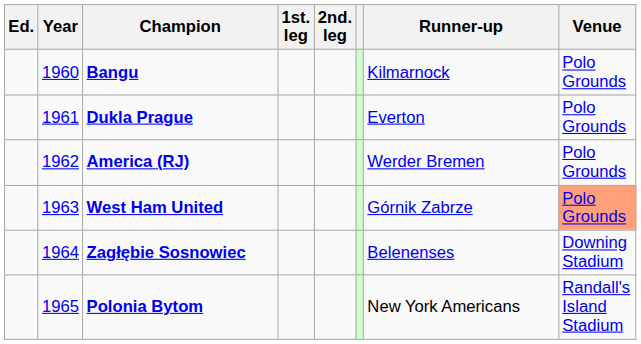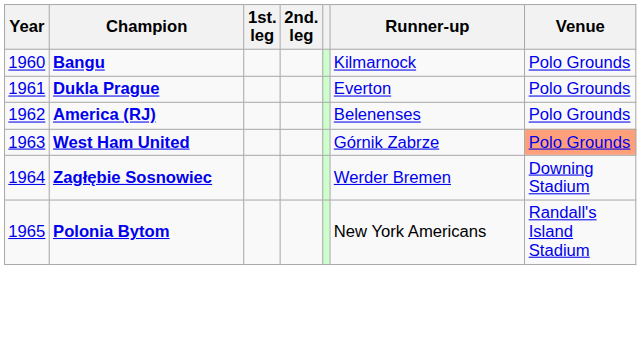- column: (21, 27)
(426, 162) Werder Bremen -> (377, 115) Belenenses
(411, 252) Belenenses -> (392, 177) Werder Bremen
